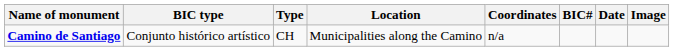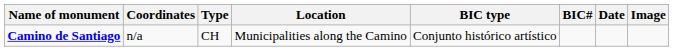columns swapped: (198, 14) <-> (522, 14)
